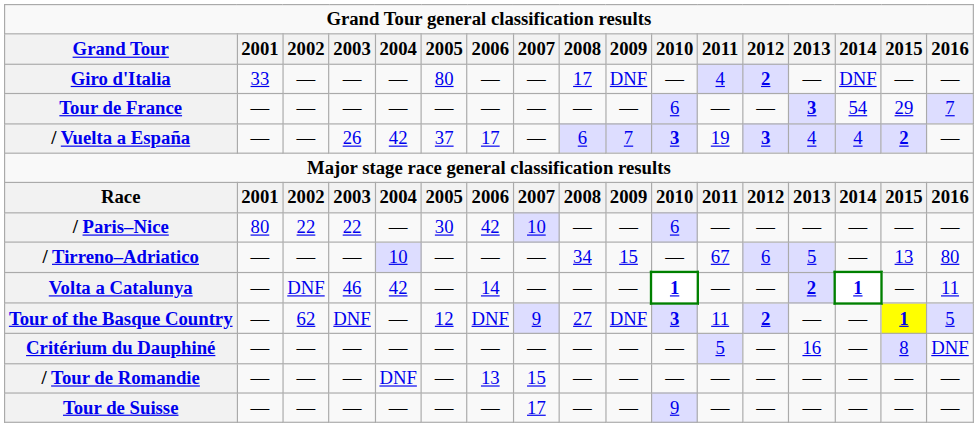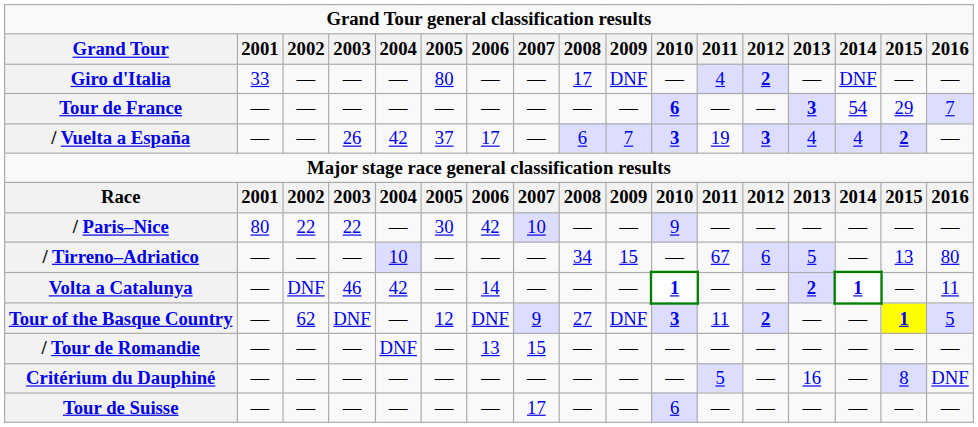(675, 108) normal -> (675, 108) bold
(675, 227) 6 -> (675, 227) 9
rows swapped: (121, 377) <-> (121, 348)
(675, 407) 9 -> (675, 407) 6
